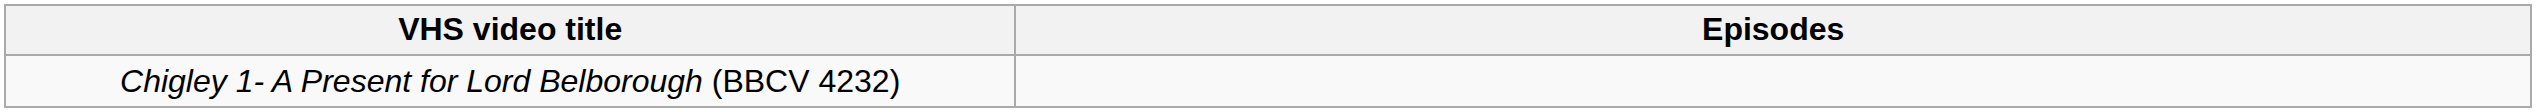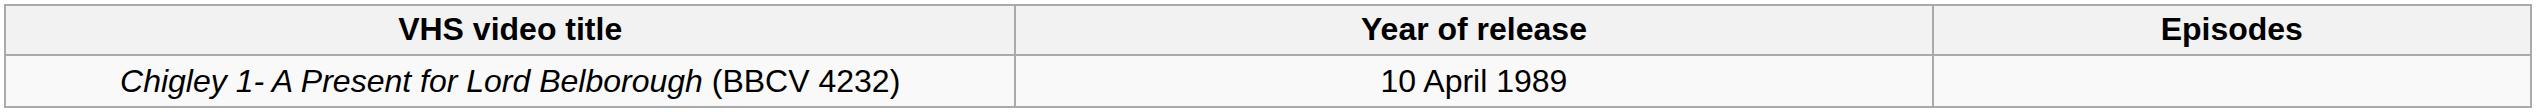+ column: (1474, 29)
